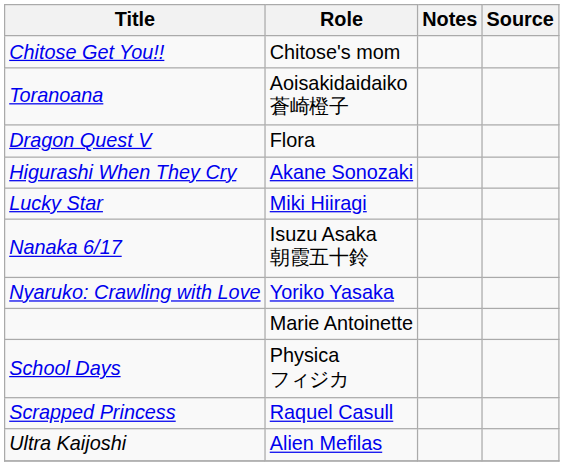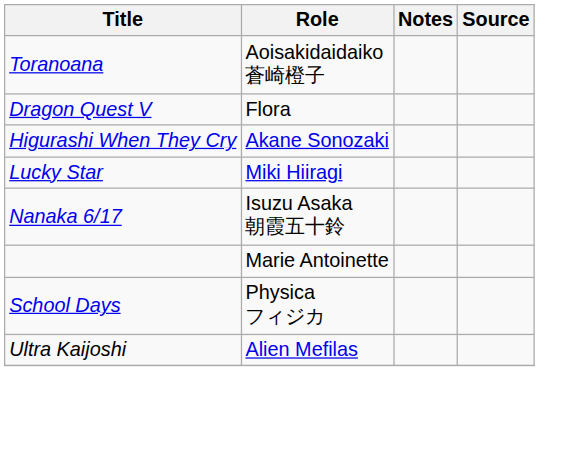- row: (87, 51)
- row: (135, 292)
- row: (92, 413)
